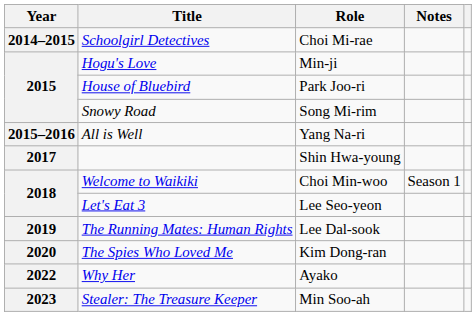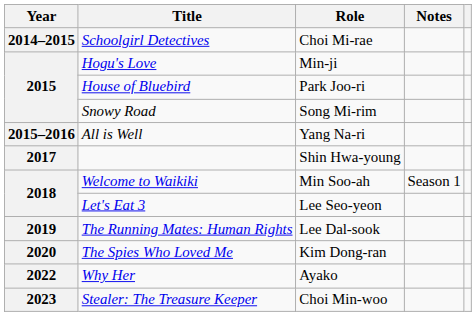(343, 181) Choi Min-woo -> (335, 181) Min Soo-ah
(335, 299) Min Soo-ah -> (343, 299) Choi Min-woo
